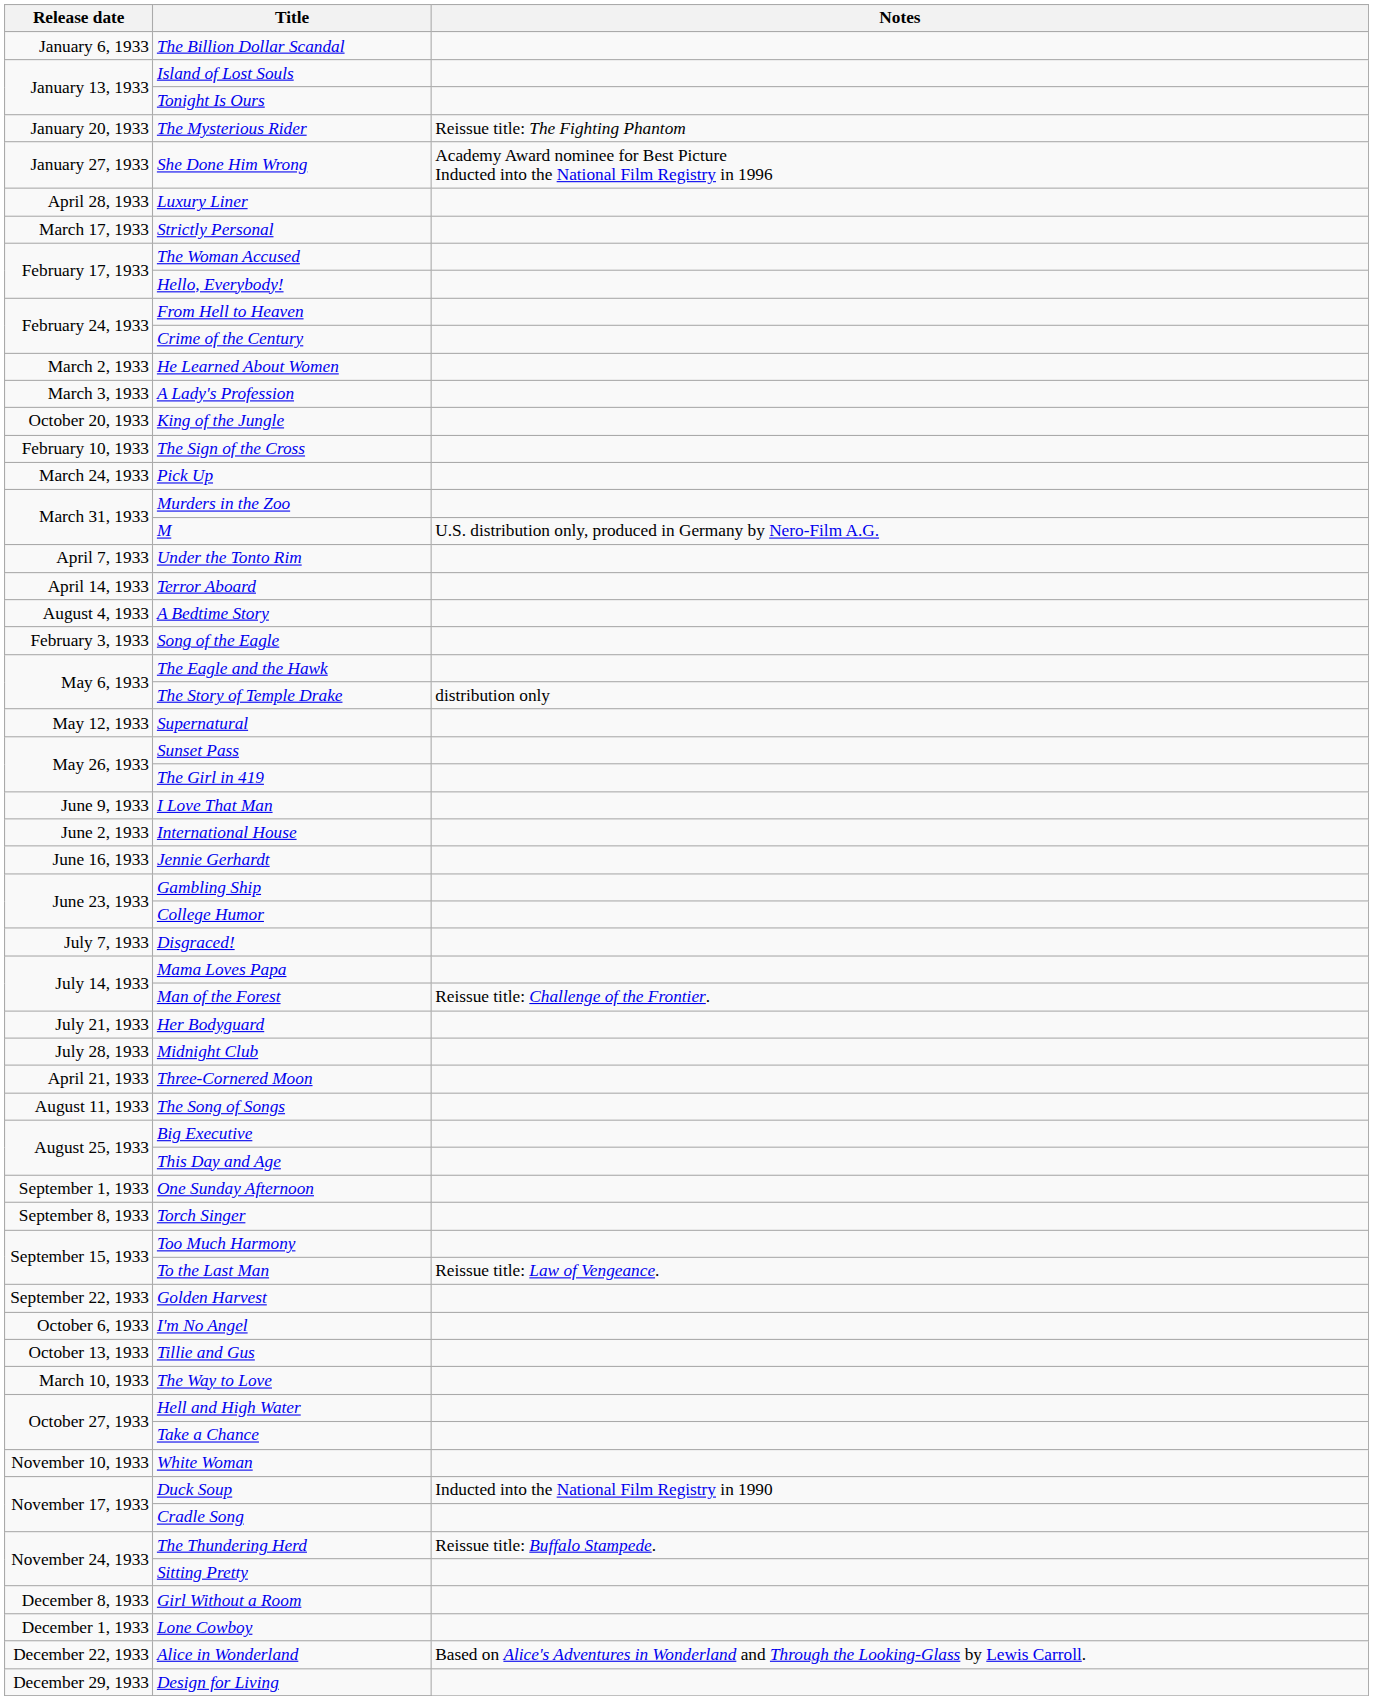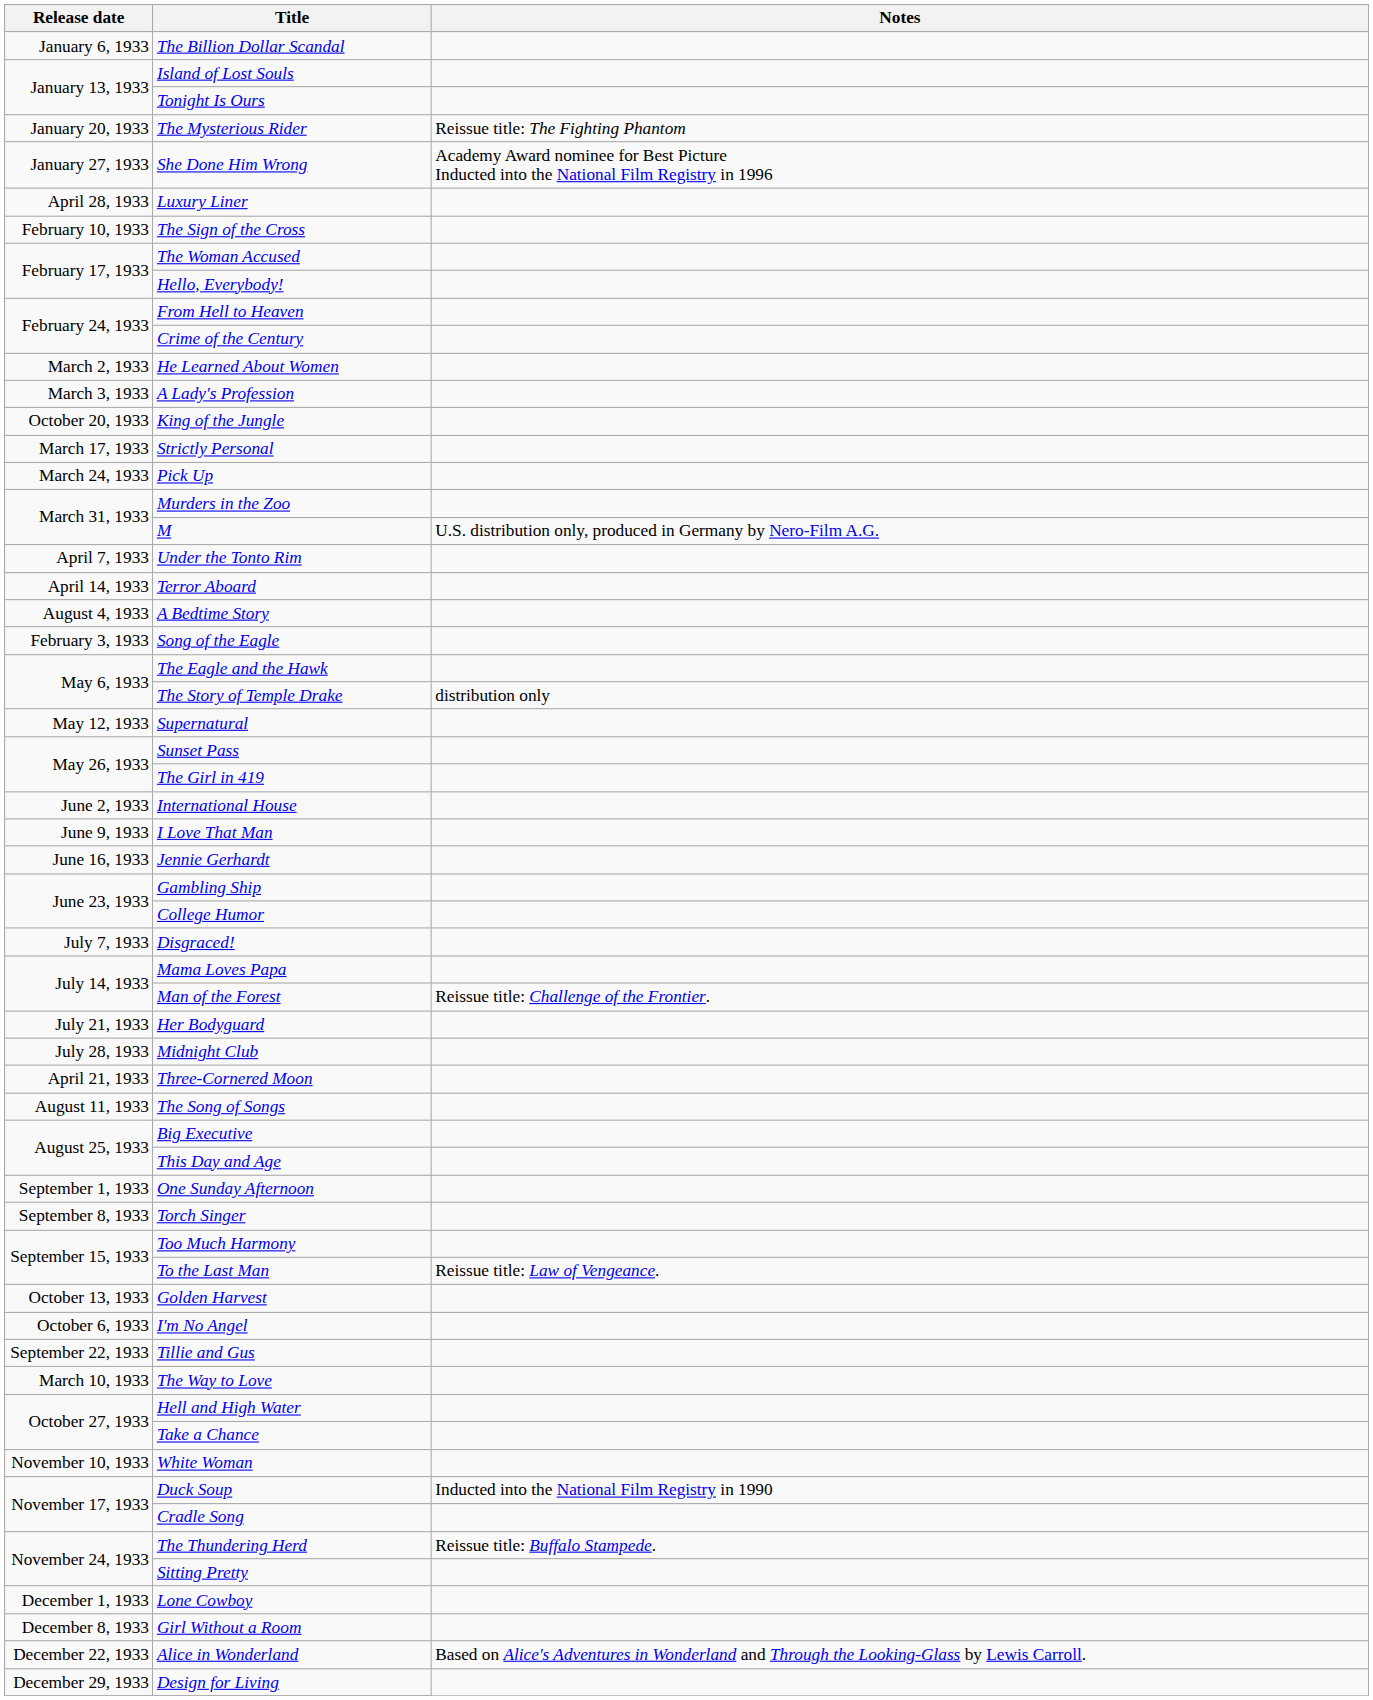rows swapped: (231, 448) <-> (215, 229)
rows swapped: (227, 832) <-> (215, 804)
(80, 1298) September 22, 1933 -> (89, 1298) October 13, 1933
(89, 1353) October 13, 1933 -> (80, 1353) September 22, 1933
rows swapped: (205, 1627) <-> (229, 1599)
